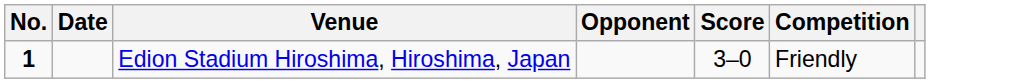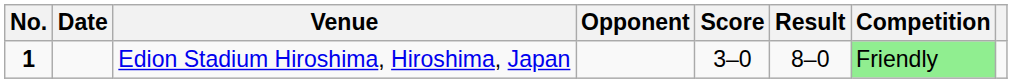+ column: (810, 22)
(816, 59) no background -> (897, 59) lightgreen background
